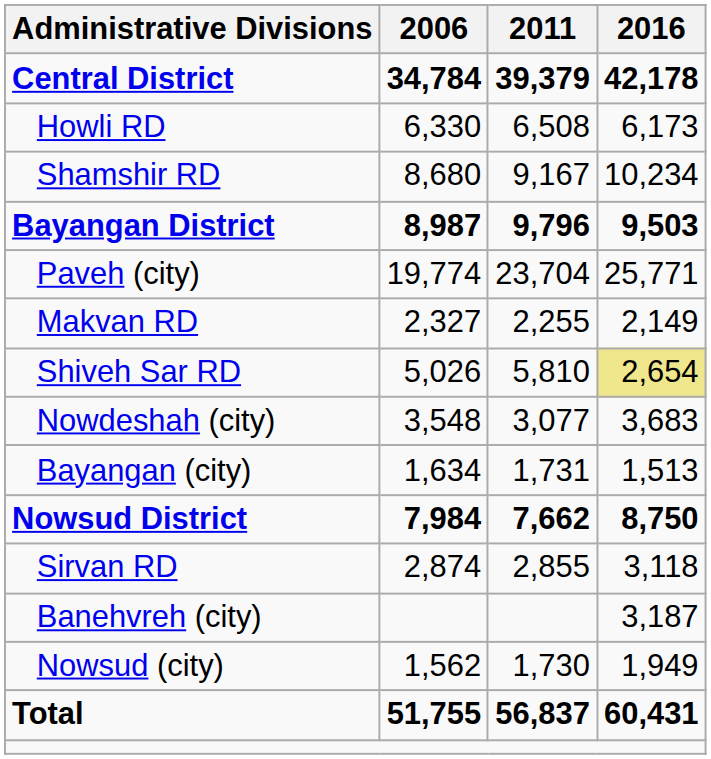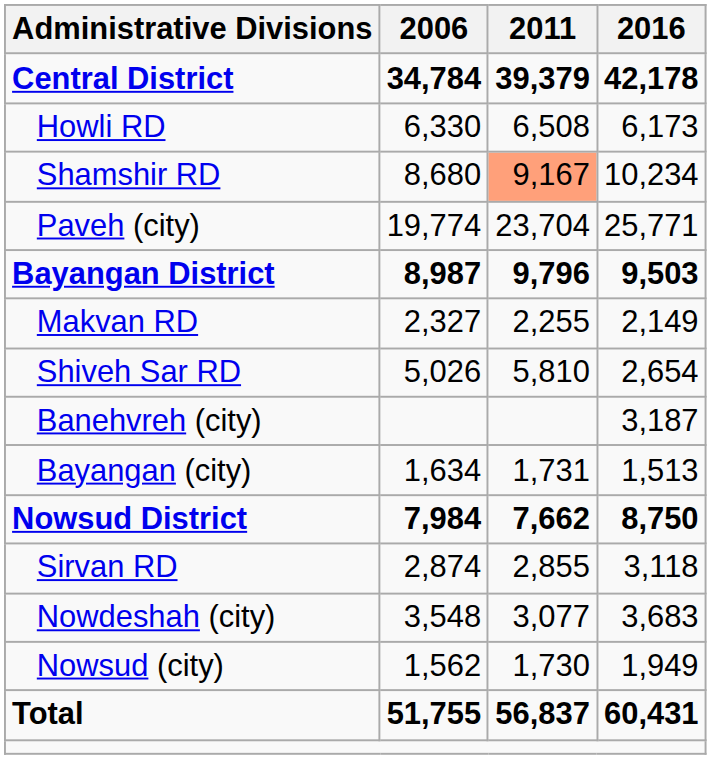(551, 175) no background -> (551, 175) lightsalmon background
rows swapped: (118, 273) <-> (143, 224)
(660, 371) khaki background -> (660, 371) no background
rows swapped: (149, 616) <-> (156, 420)
